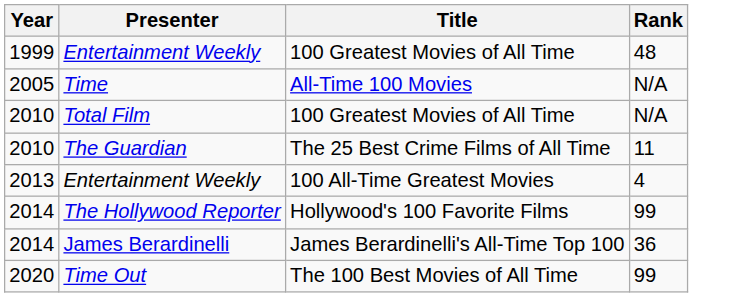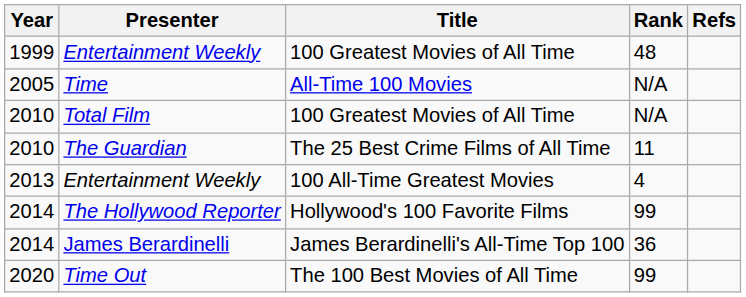+ column: (714, 20)
